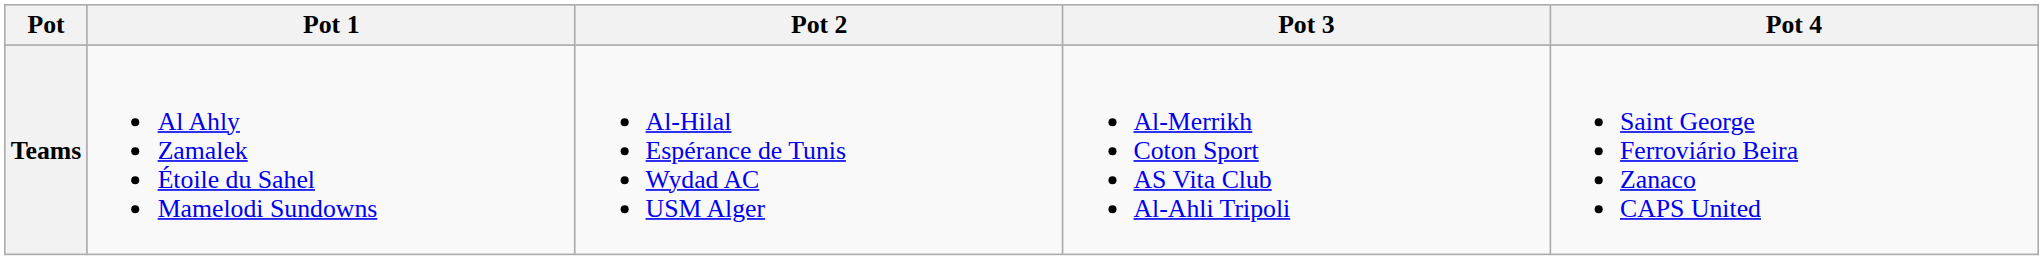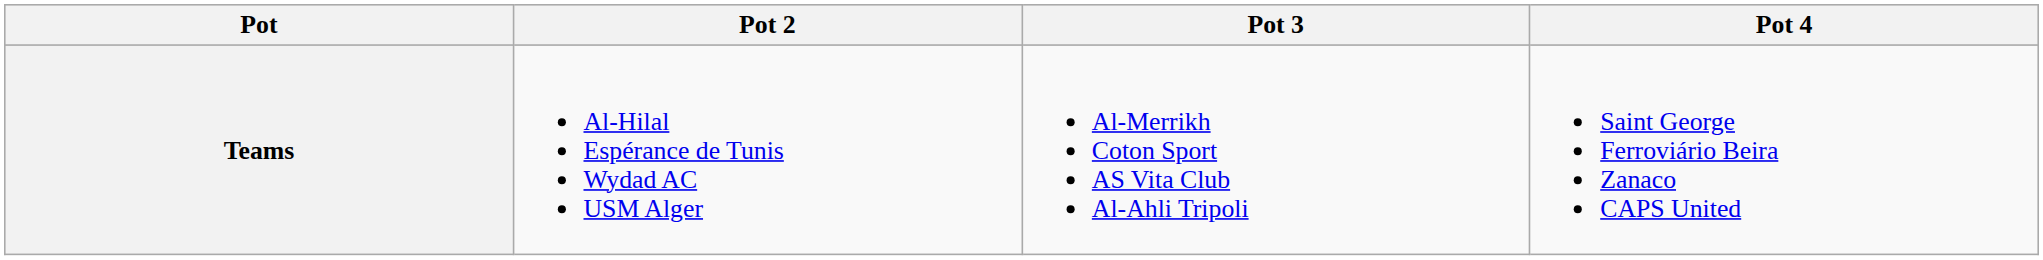- column: (331, 24)
